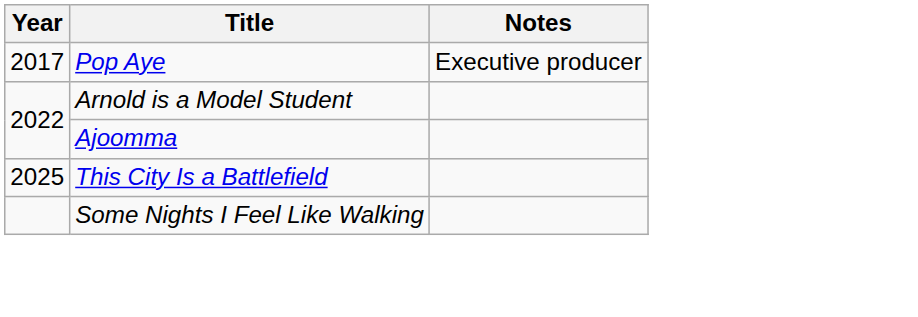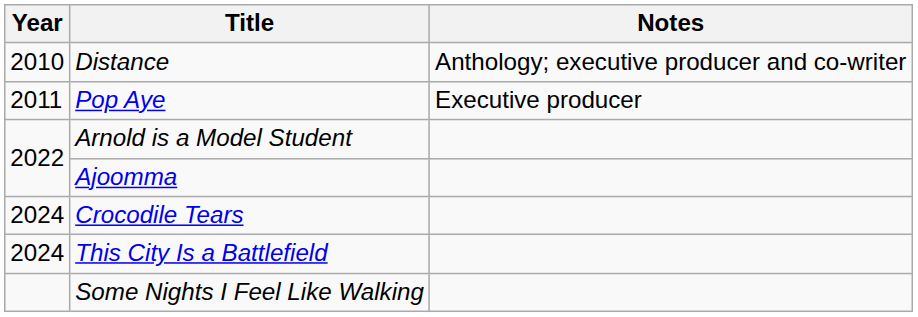+ row: (122, 61)
(37, 61) 2017 -> (36, 100) 2011
+ row: (159, 215)
(37, 176) 2025 -> (37, 253) 2024
